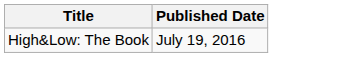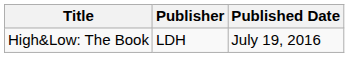+ column: (190, 16)
